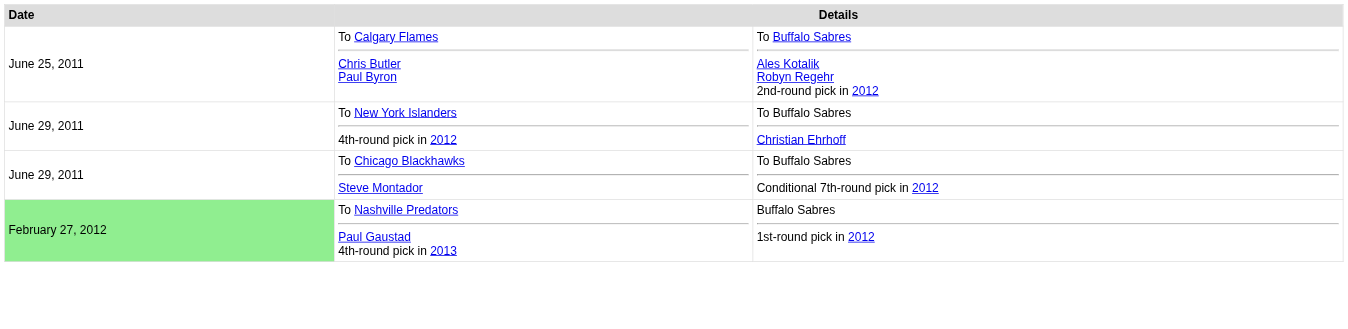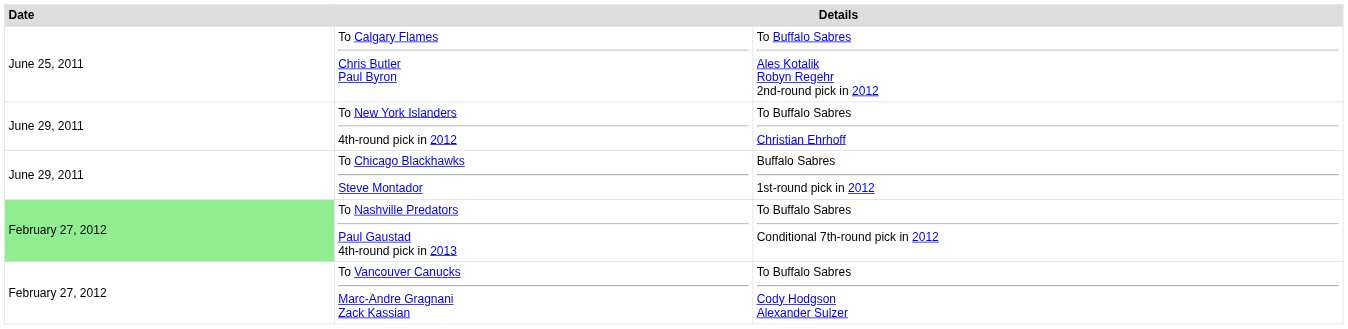(1048, 175) To Buffalo Sabres Conditional 7th-round pick in 2012 -> (1048, 175) Buffalo Sabres 1st-round pick in 2012
(1048, 223) Buffalo Sabres 1st-round pick in 2012 -> (1048, 223) To Buffalo Sabres Conditional 7th-round pick in 2012
+ row: (543, 292)
